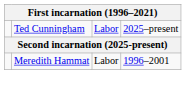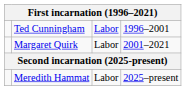(151, 28) 2025–present -> (146, 28) 1996–2001
+ row: (46, 45)
(146, 61) 1996–2001 -> (151, 77) 2025–present
